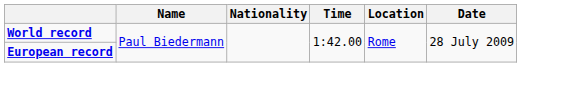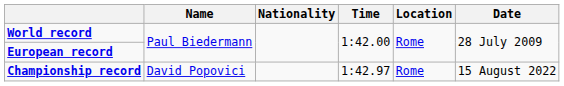+ row: (74, 71)
